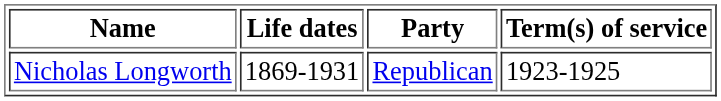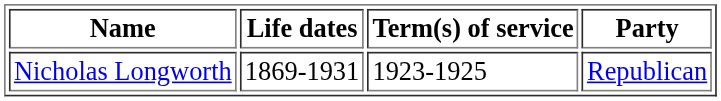columns swapped: (433, 28) <-> (607, 28)
